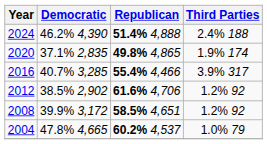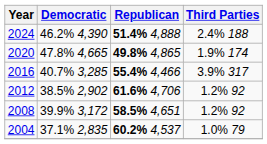(74, 53) 37.1% 2,835 -> (74, 53) 47.8% 4,665
(74, 129) 47.8% 4,665 -> (74, 129) 37.1% 2,835
